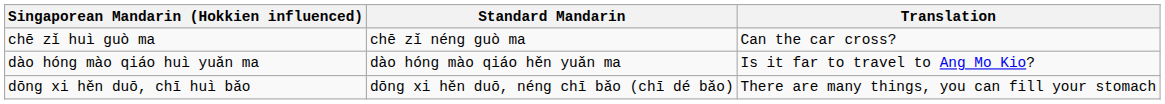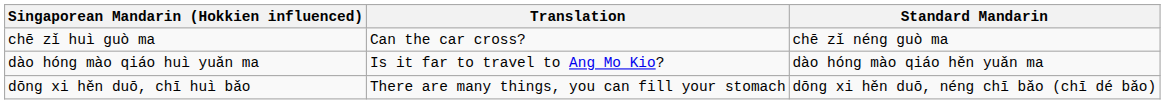columns swapped: (552, 16) <-> (948, 16)
